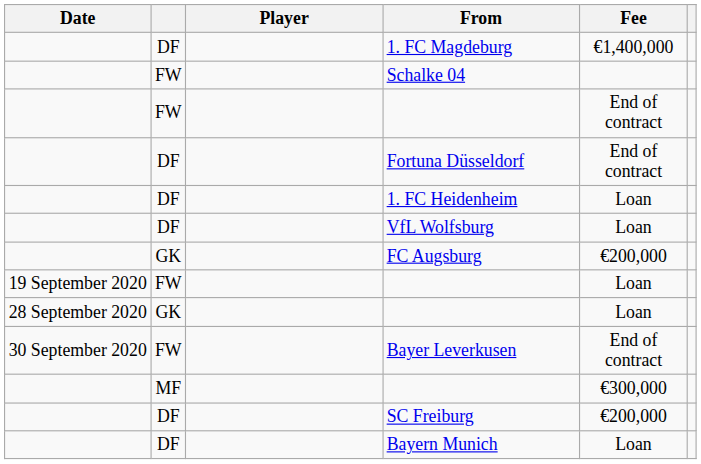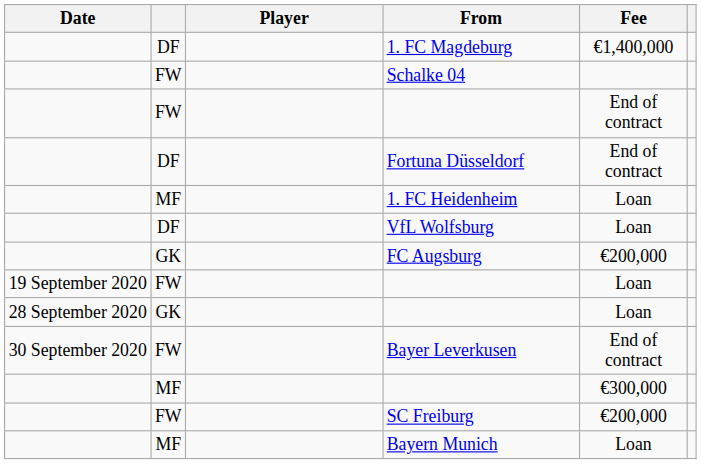(168, 199) DF -> (168, 199) MF
(168, 416) DF -> (168, 416) FW
(168, 444) DF -> (168, 444) MF
